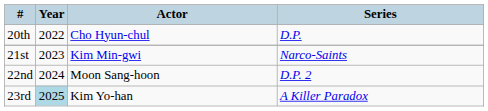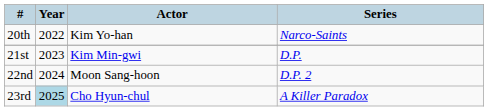(110, 34) Cho Hyun-chul -> (102, 34) Kim Yo-han
(291, 34) D.P. -> (313, 34) Narco-Saints
(313, 55) Narco-Saints -> (291, 55) D.P.
(102, 95) Kim Yo-han -> (110, 95) Cho Hyun-chul
